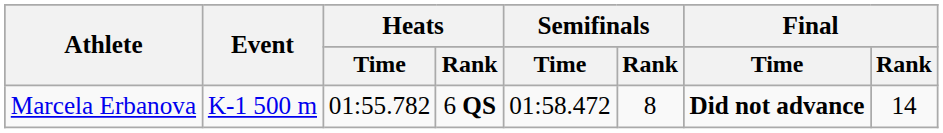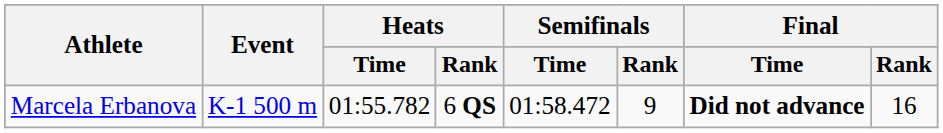(650, 106) 8 -> (650, 106) 9
(904, 106) 14 -> (904, 106) 16
